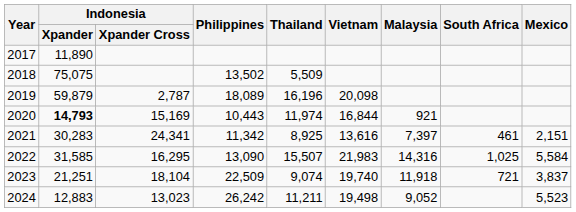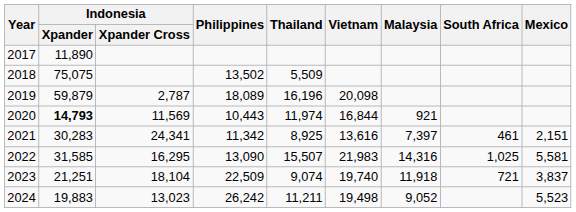(170, 116) 15,169 -> (171, 116) 11,569
(552, 156) 5,584 -> (552, 156) 5,581
(73, 197) 12,883 -> (73, 197) 19,883
